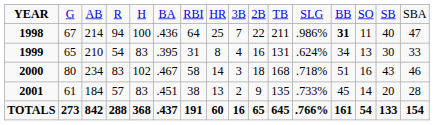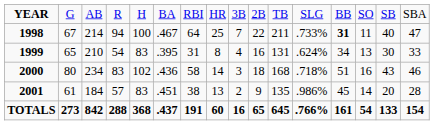(167, 33) .436 -> (167, 33) .467
(312, 33) .986% -> (312, 33) .733%
(167, 71) .467 -> (167, 71) .436
(312, 91) .733% -> (312, 91) .986%
